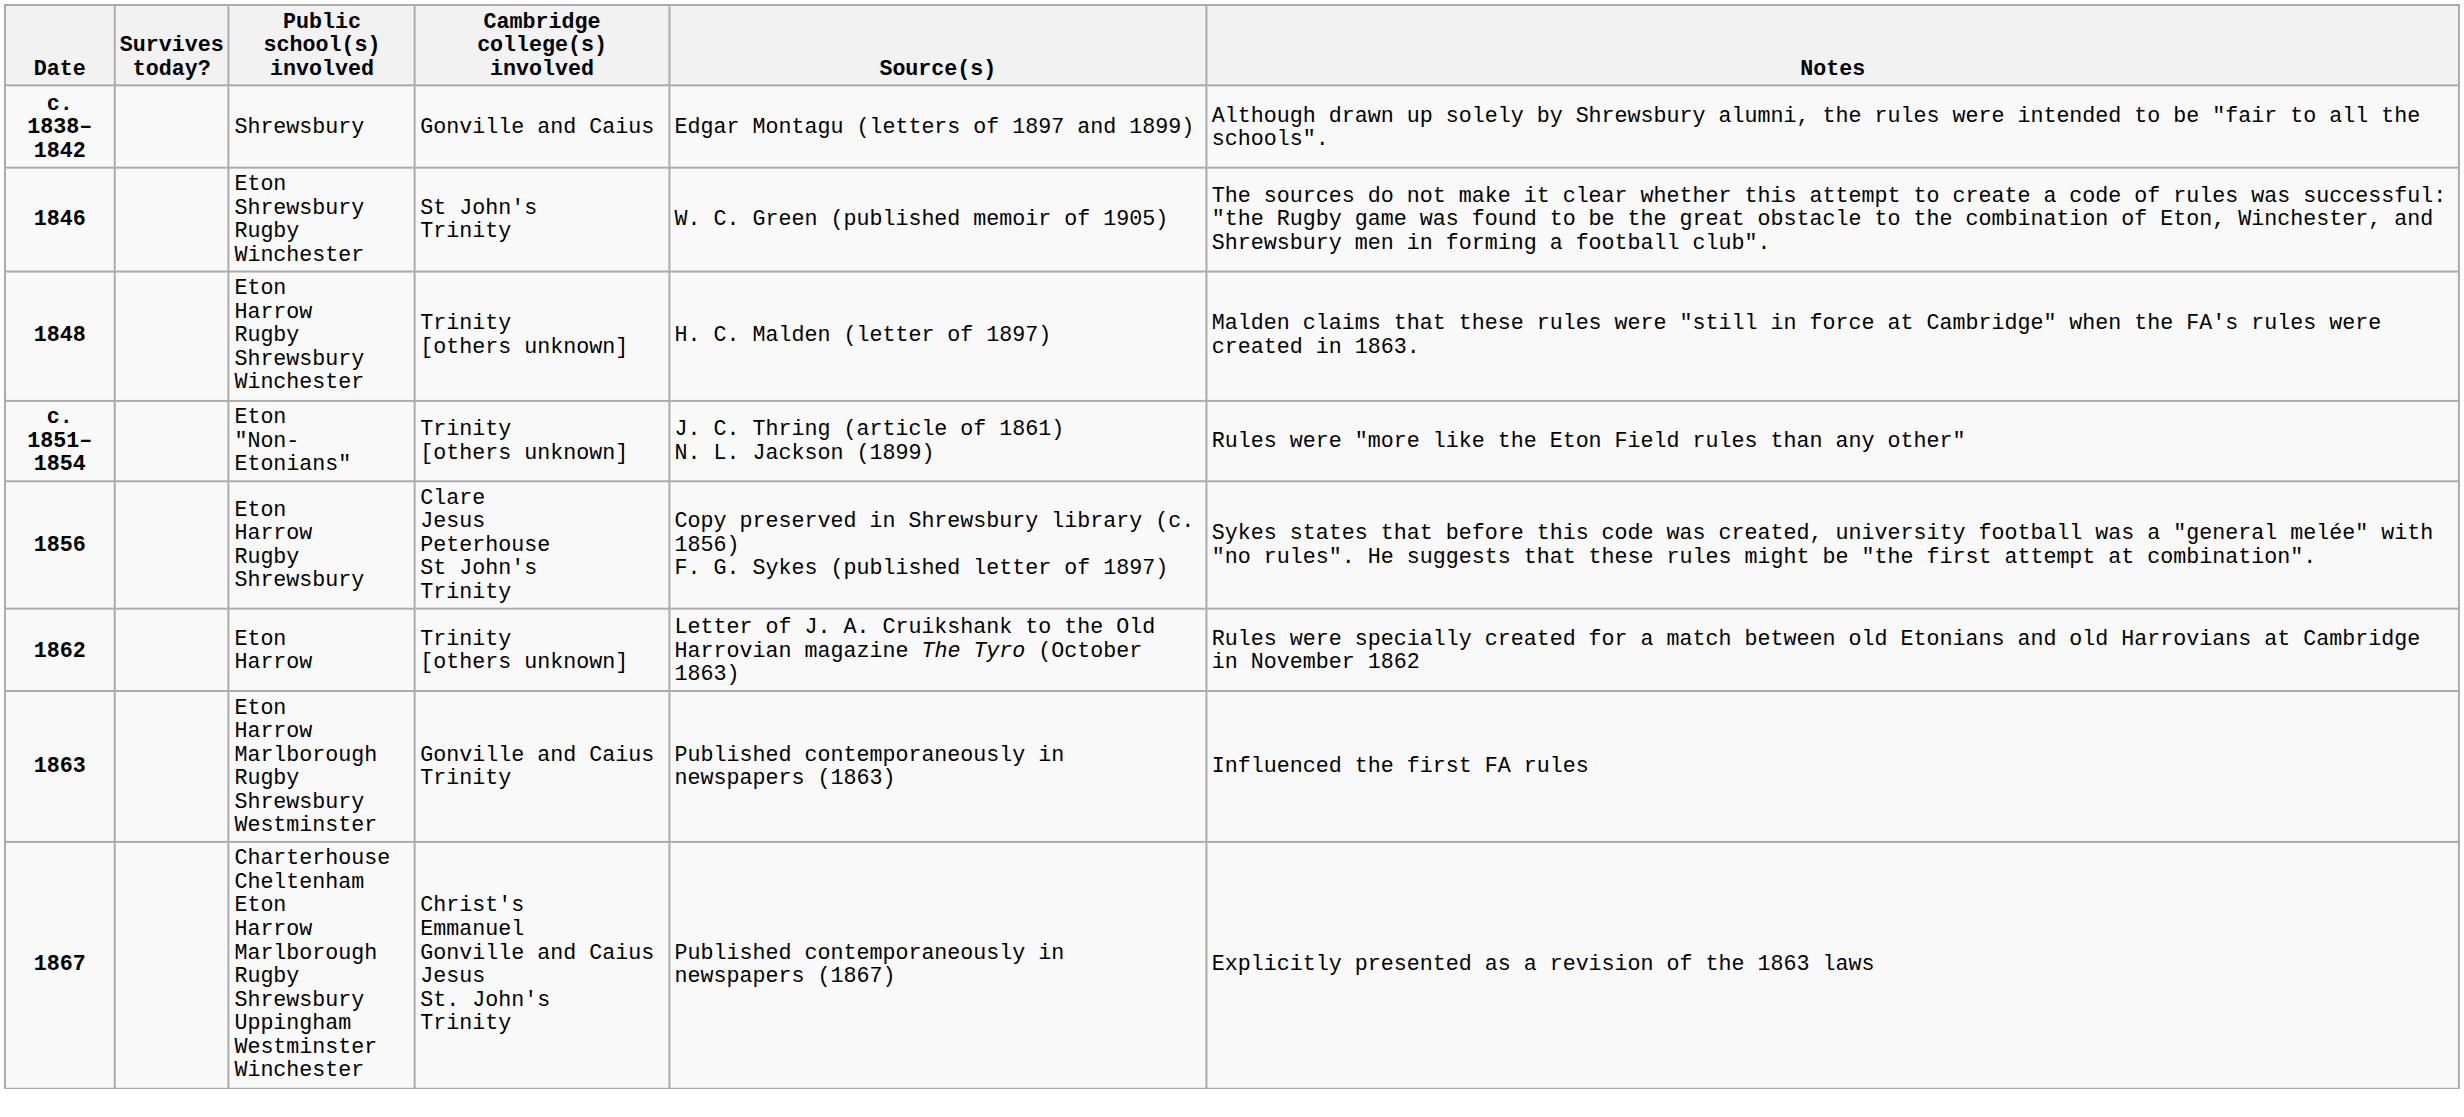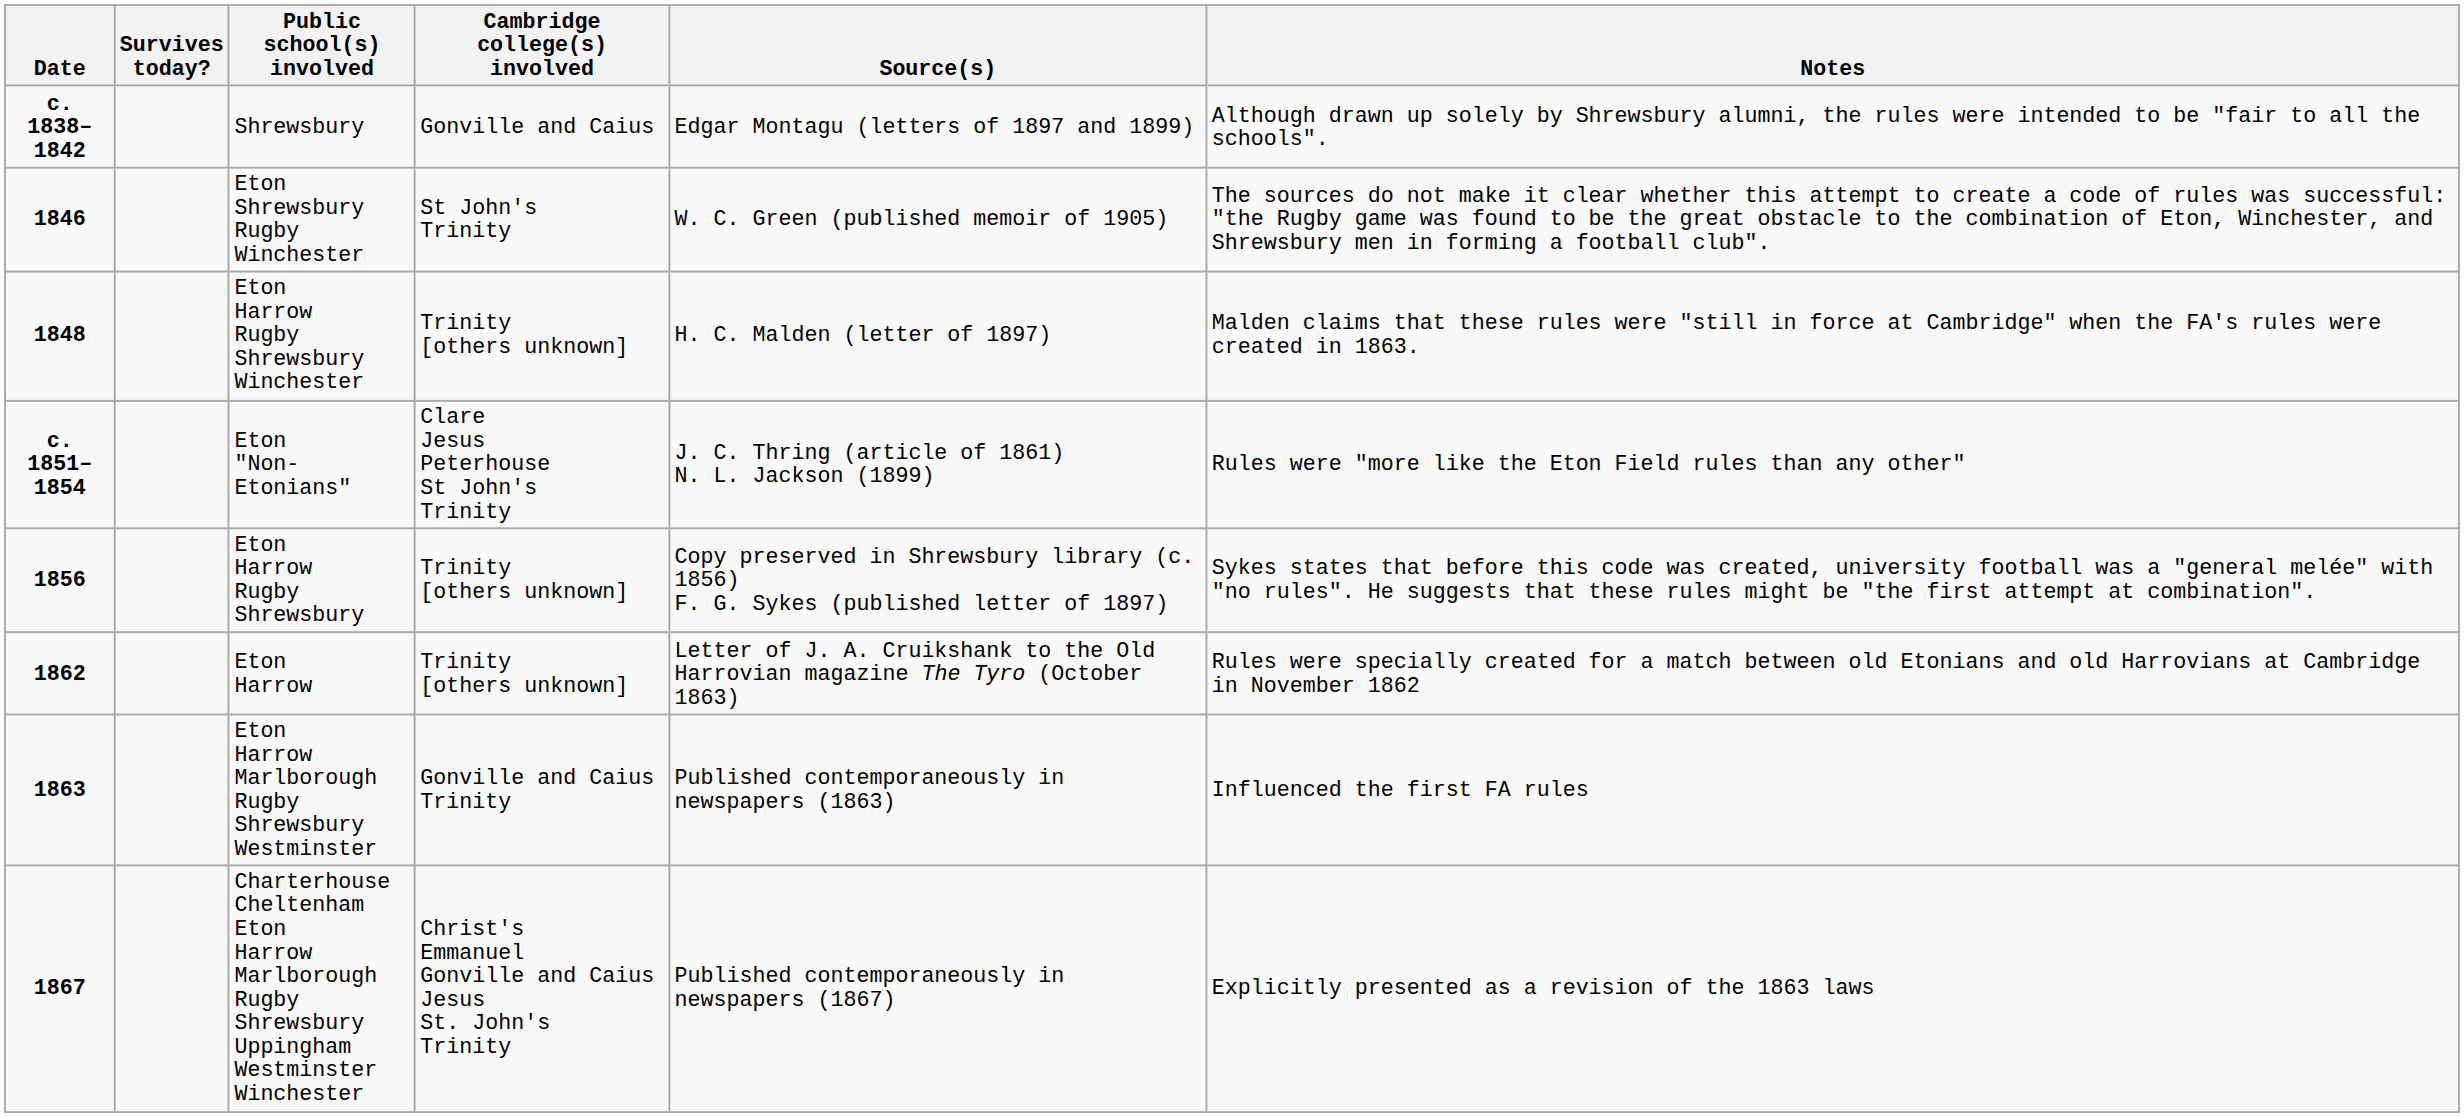(524, 441) Trinity [others unknown] -> (485, 464) Clare Jesus Peterhouse St John's Trinity
(485, 545) Clare Jesus Peterhouse St John's Trinity -> (524, 581) Trinity [others unknown]
